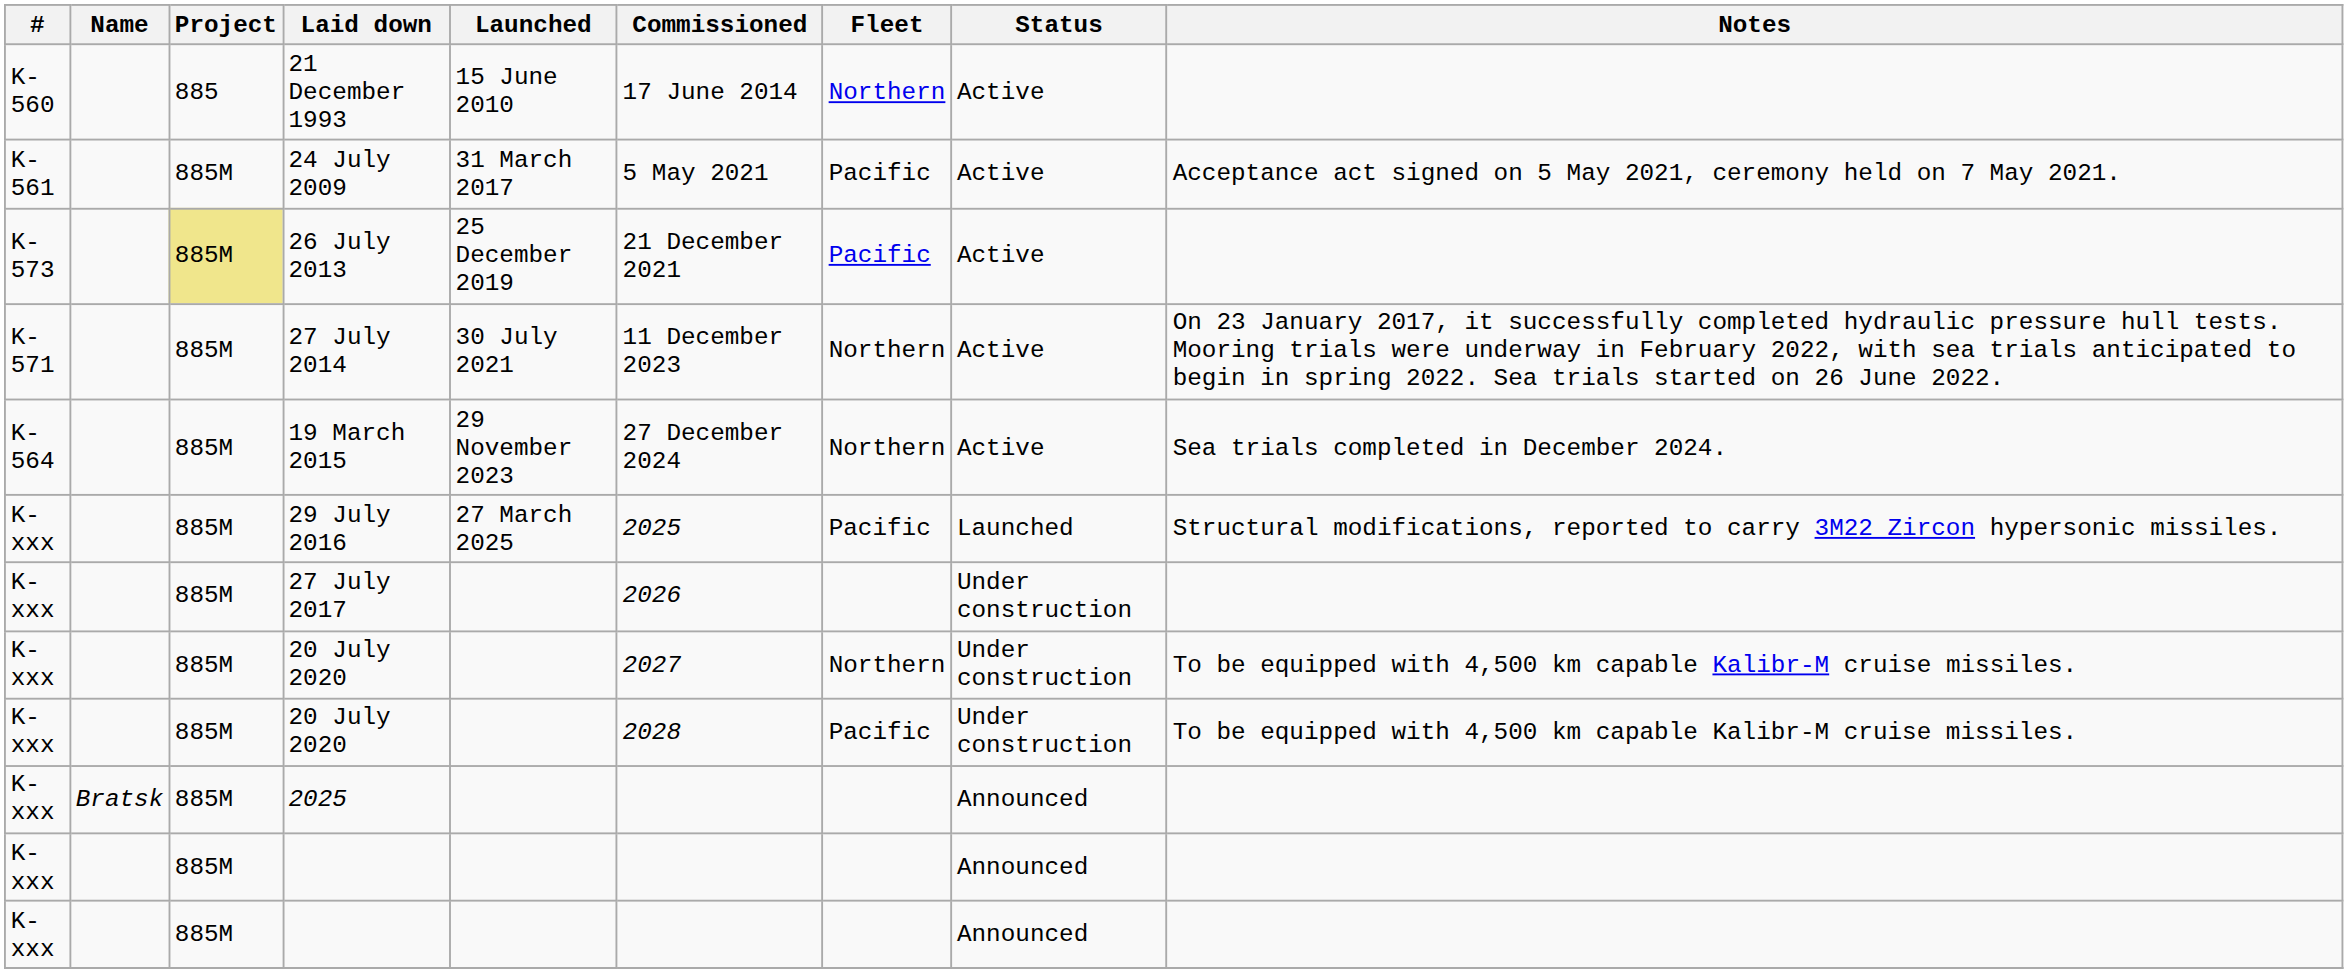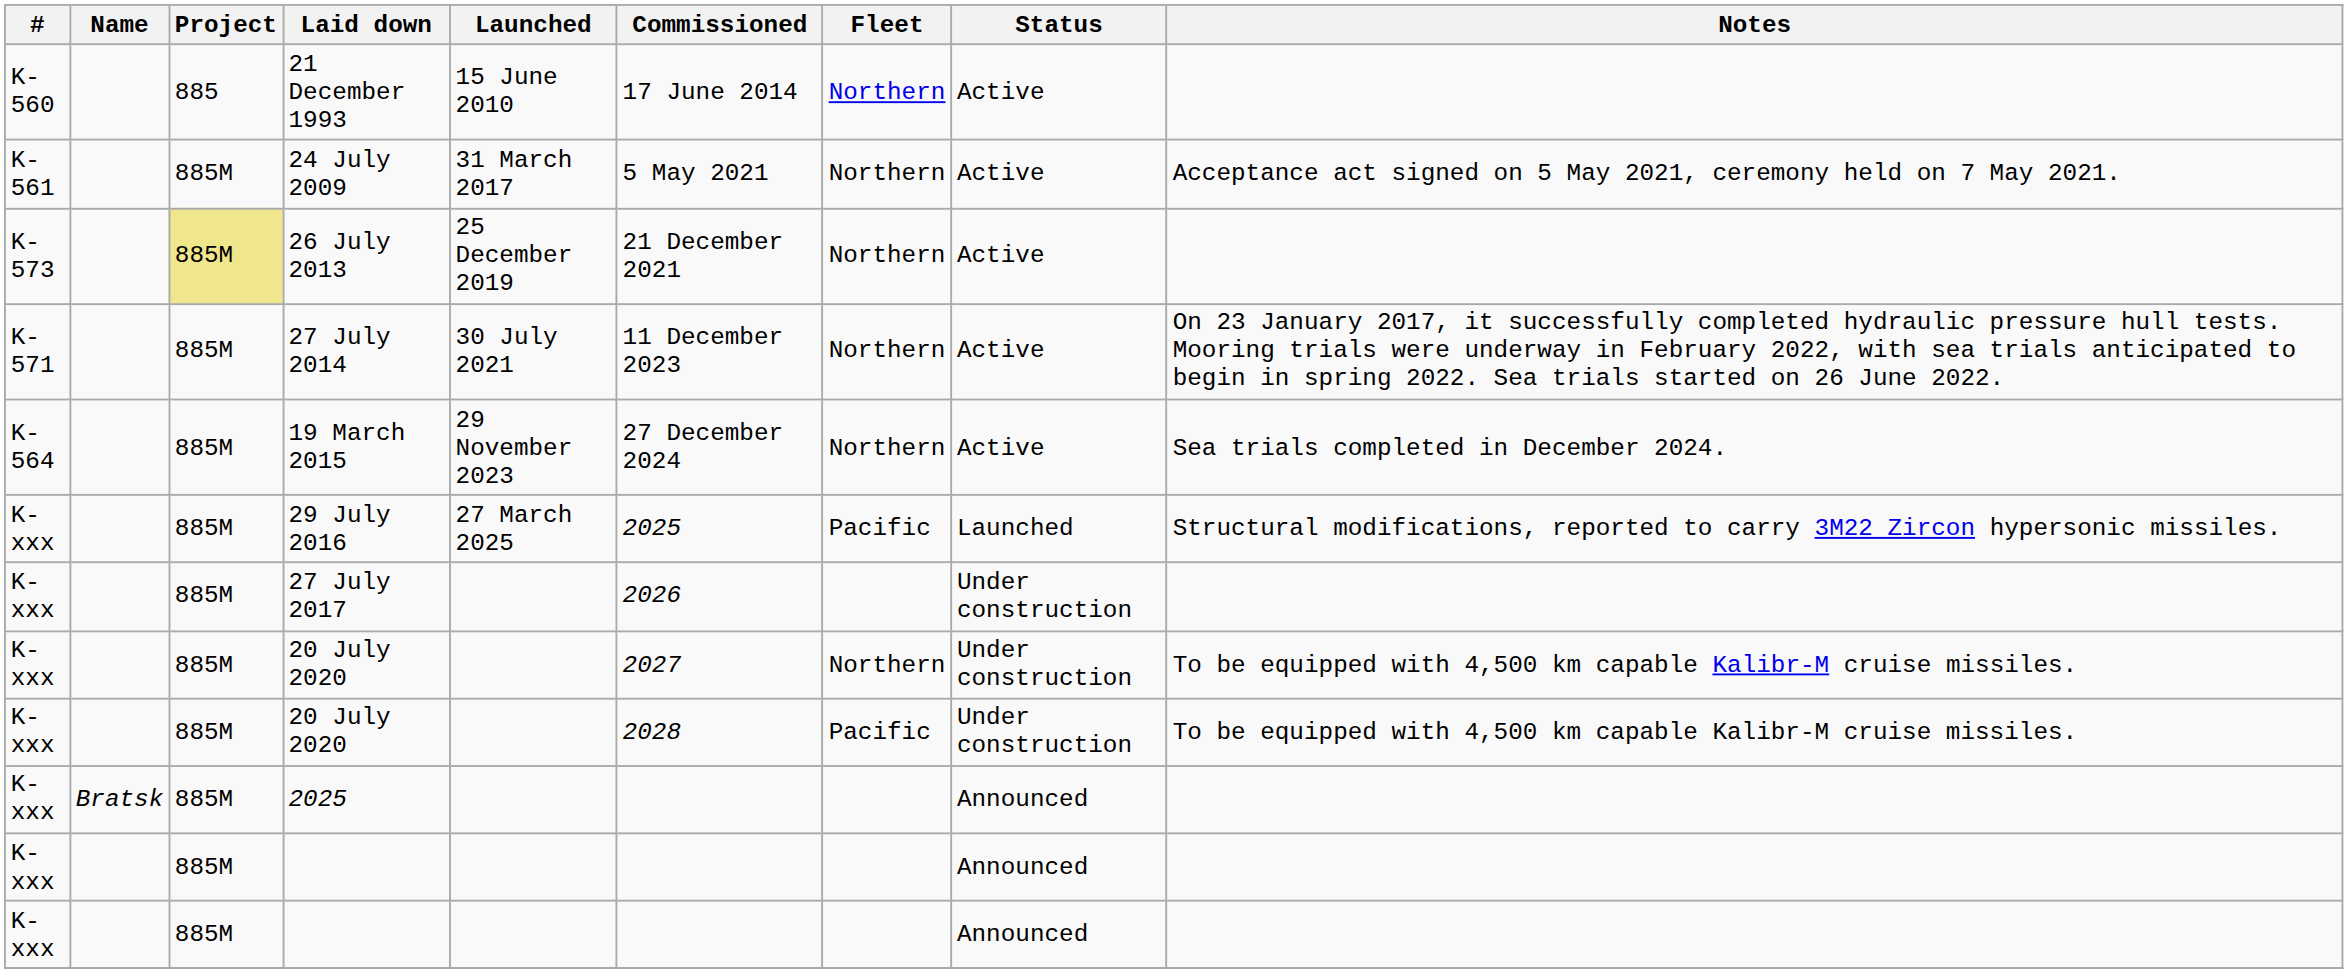(880, 174) Pacific -> (887, 174) Northern
(880, 256) Pacific -> (887, 256) Northern
